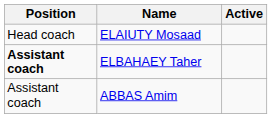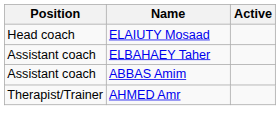(36, 61) bold -> (52, 54) normal
+ row: (145, 94)
